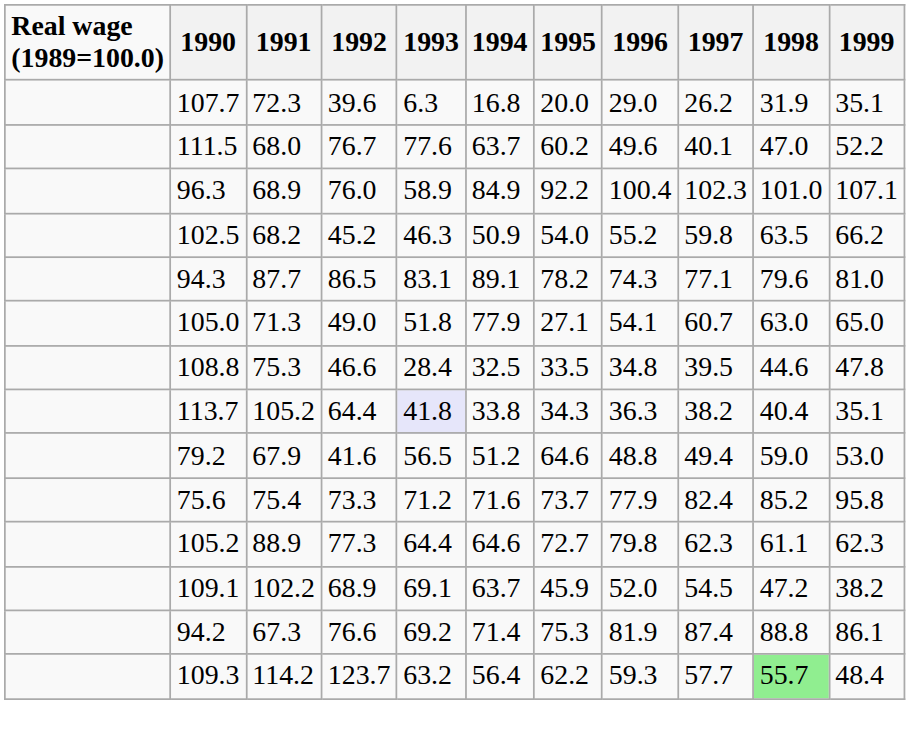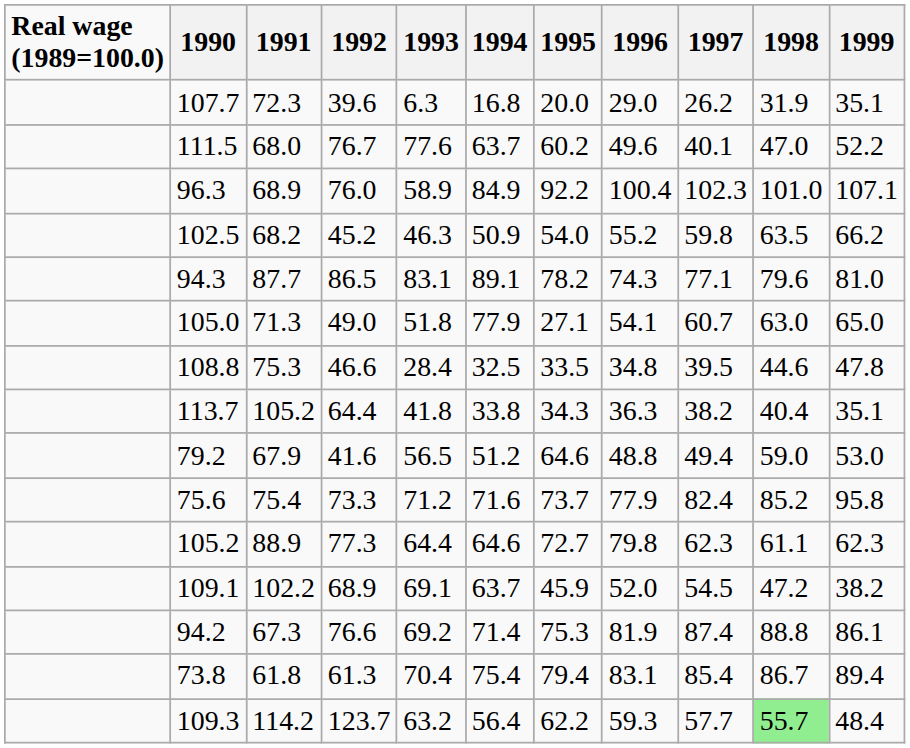(428, 411) lavender background -> (428, 411) no background
+ row: (201, 676)
